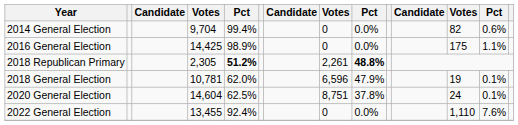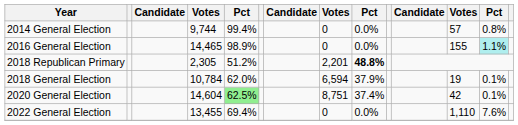(203, 29) 9,704 -> (203, 29) 9,744
(455, 29) 82 -> (455, 29) 57
(494, 29) 0.6% -> (494, 29) 0.8%
(206, 46) 14,425 -> (206, 46) 14,465
(458, 46) 175 -> (458, 46) 155
(494, 46) no background -> (494, 46) paleturquoise background
(242, 62) bold -> (242, 62) normal
(335, 62) 2,261 -> (335, 62) 2,201
(206, 79) 10,781 -> (206, 79) 10,784
(335, 79) 6,596 -> (335, 79) 6,594
(369, 79) 47.9% -> (369, 79) 37.9%
(242, 96) no background -> (242, 96) lightgreen background
(369, 96) 37.8% -> (369, 96) 37.4%
(455, 96) 24 -> (455, 96) 42
(242, 112) 92.4% -> (242, 112) 69.4%
